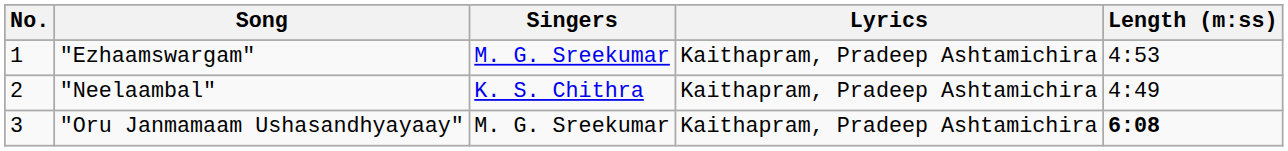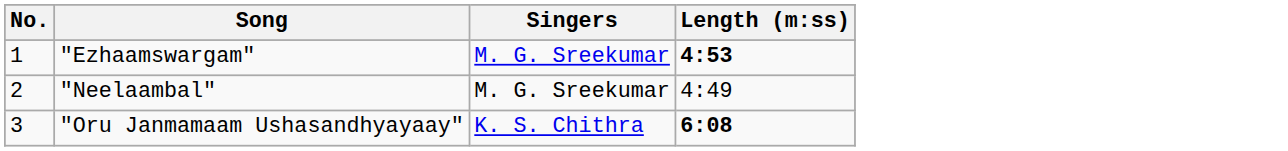- column: (889, 23)
(1134, 58) normal -> (706, 58) bold
(559, 93) K. S. Chithra -> (572, 93) M. G. Sreekumar
(572, 128) M. G. Sreekumar -> (559, 128) K. S. Chithra
